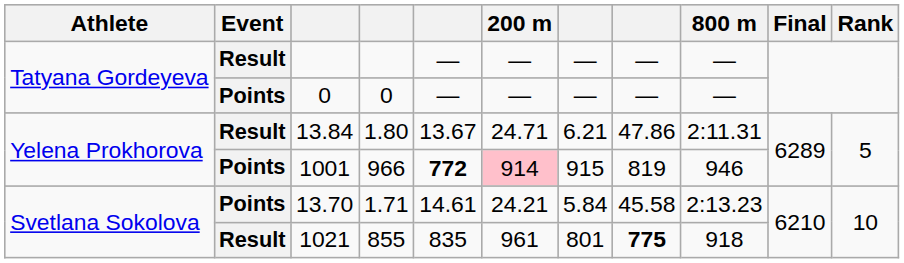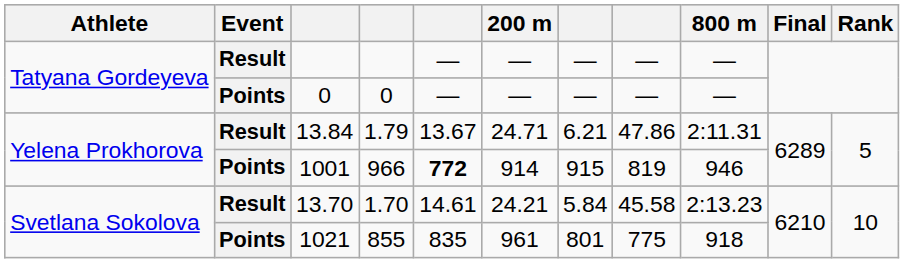(386, 132) 1.80 -> (386, 132) 1.79
(520, 168) pink background -> (520, 168) no background
(252, 204) Points -> (252, 204) Result
(386, 204) 1.71 -> (386, 204) 1.70
(252, 240) Result -> (252, 240) Points
(647, 240) bold -> (647, 240) normal
